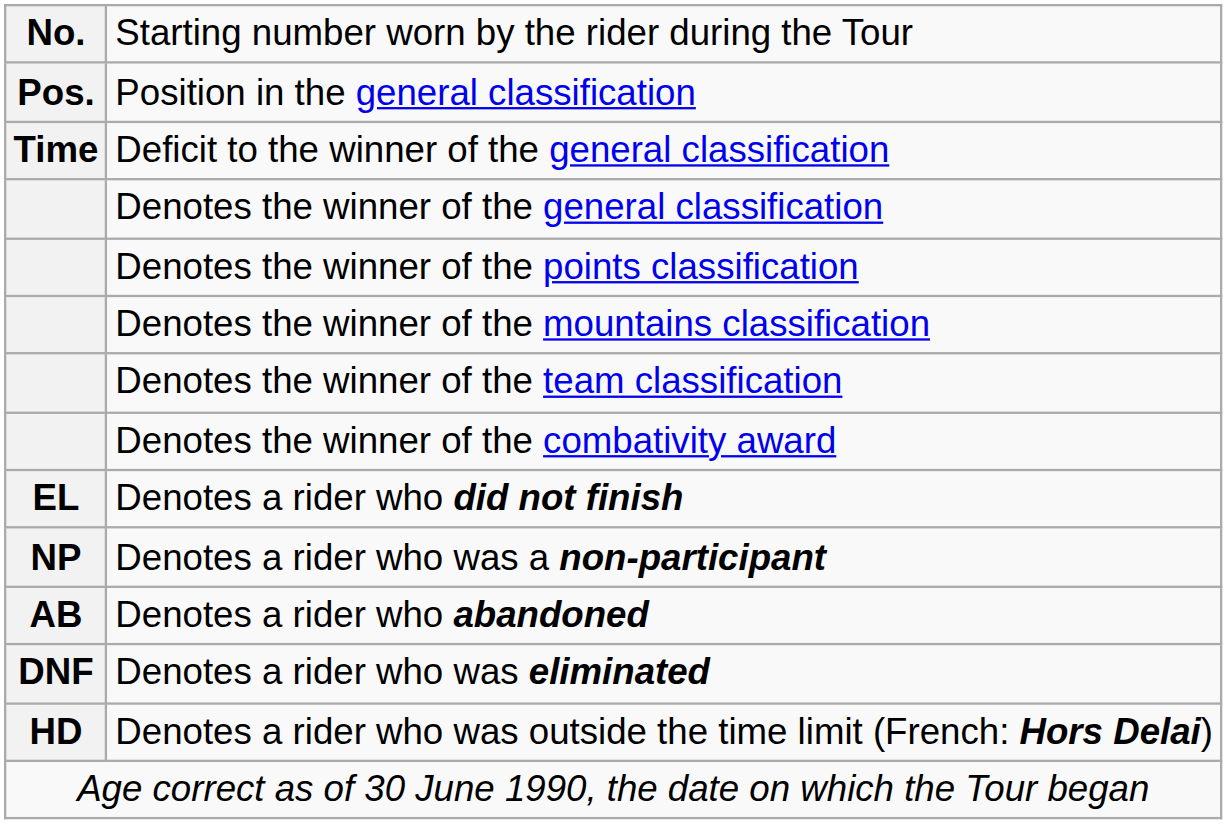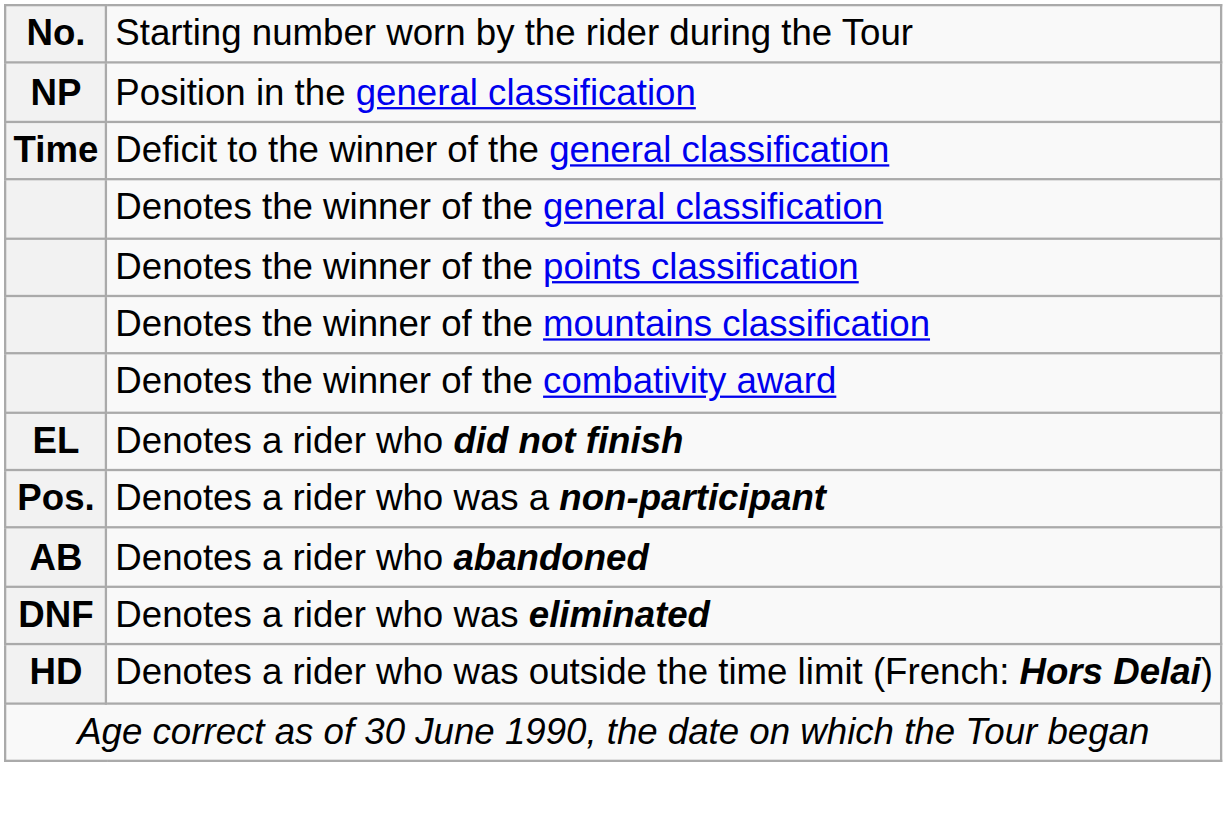(56, 91) Pos. -> (56, 91) NP
- row: (479, 382)
(56, 556) NP -> (56, 498) Pos.
